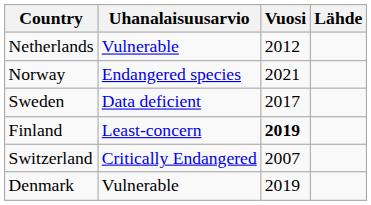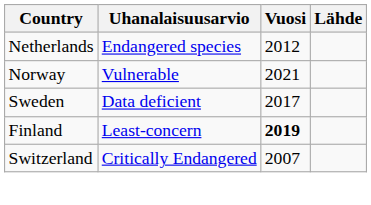(140, 46) Vulnerable -> (171, 46) Endangered species
(171, 74) Endangered species -> (140, 74) Vulnerable
- row: (41, 185)
